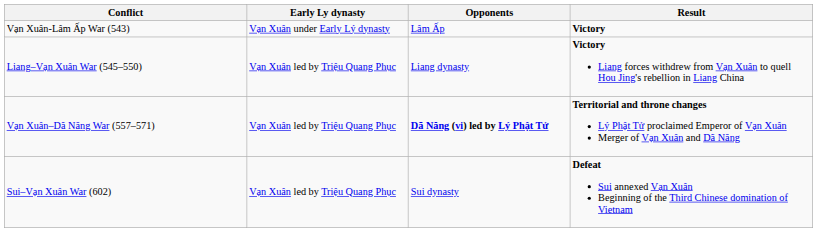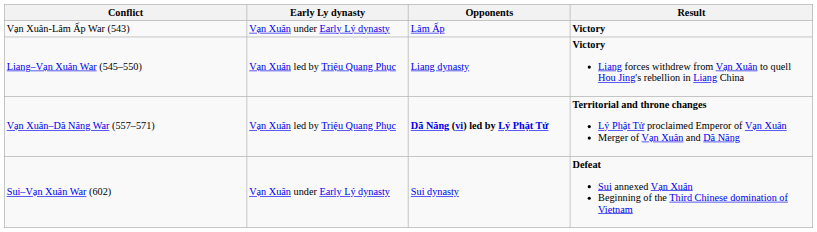(323, 192) Vạn Xuân led by Triệu Quang Phục -> (320, 192) Vạn Xuân under Early Lý dynasty
